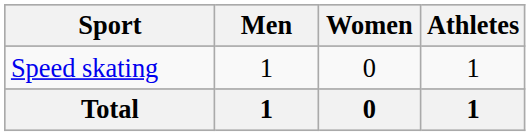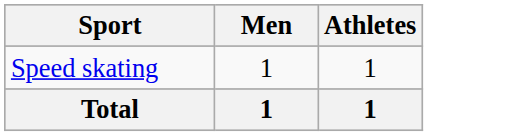- column: (369, 25)
